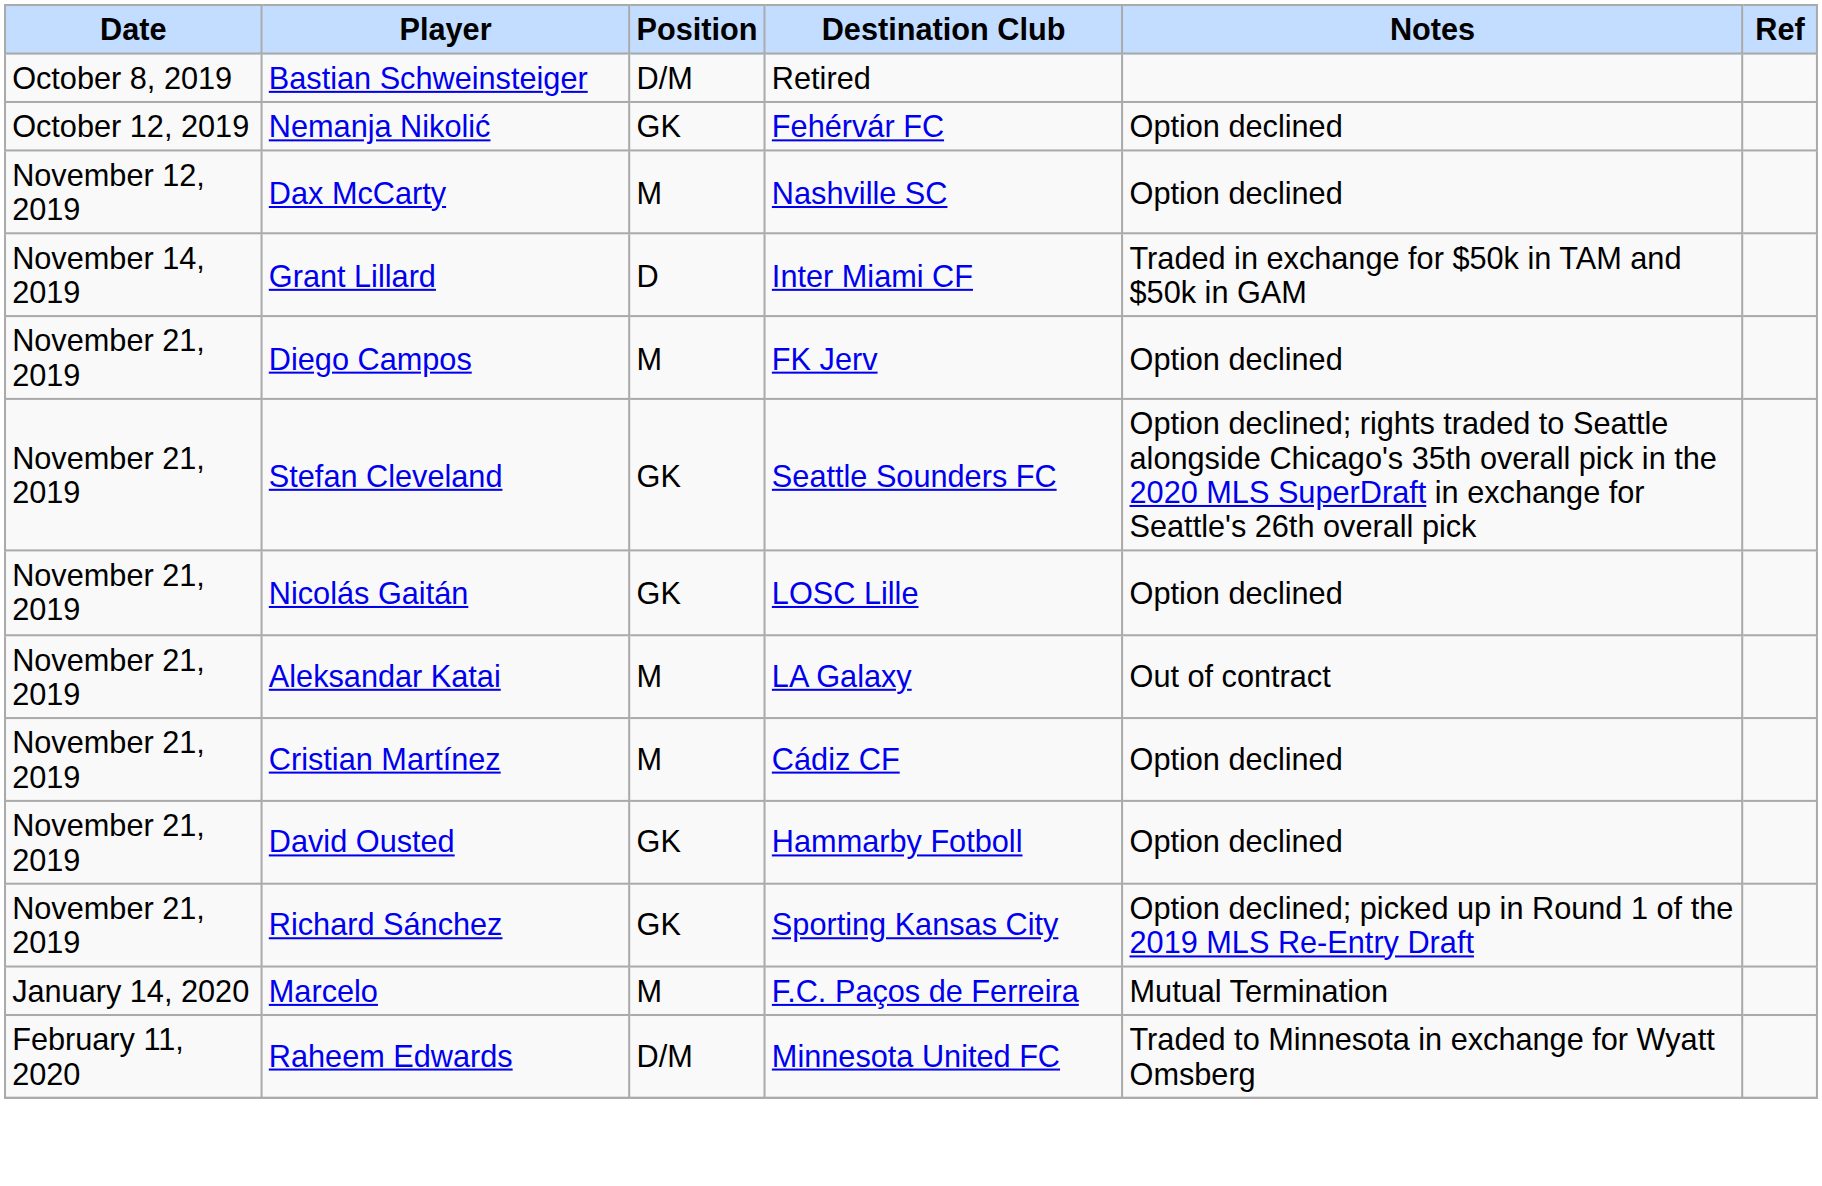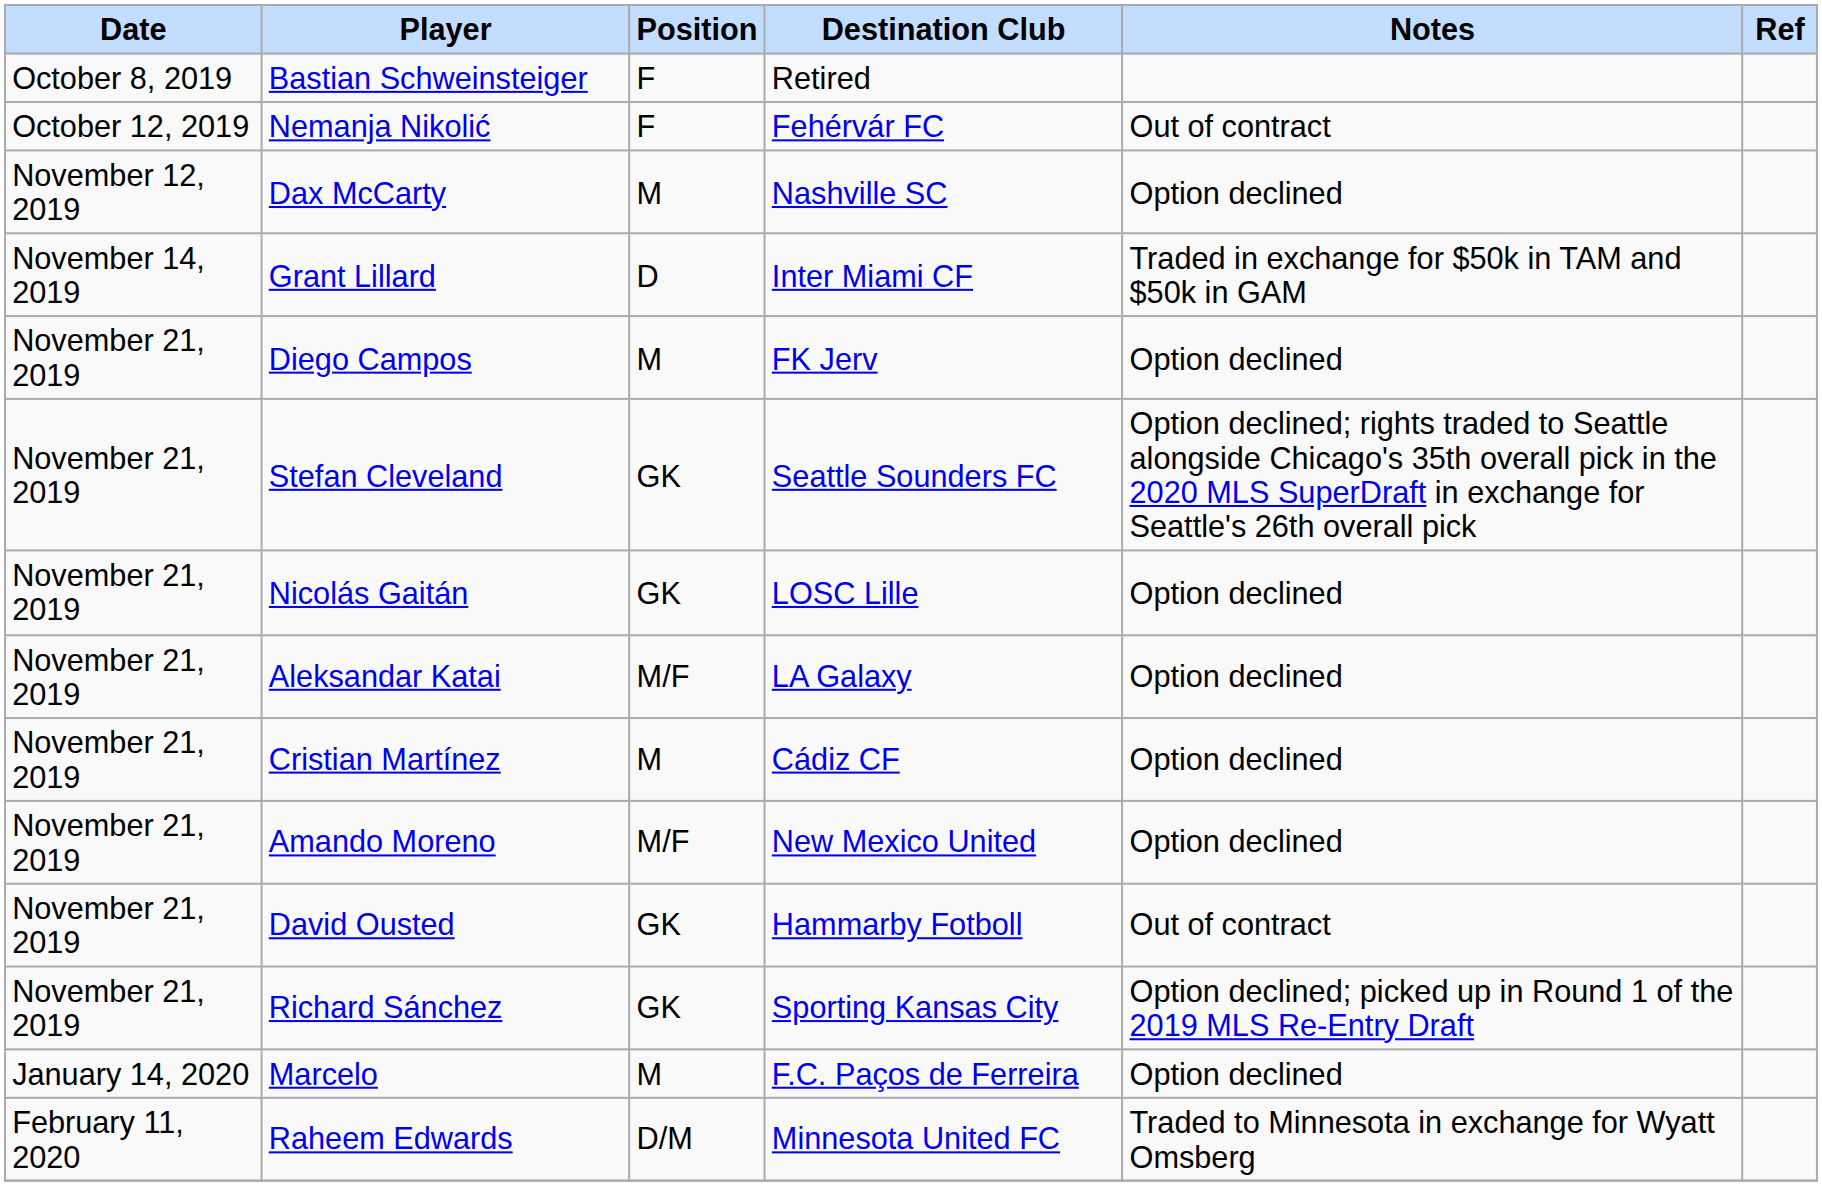(665, 78) D/M -> (646, 78) F
(659, 127) GK -> (646, 127) F
(1236, 127) Option declined -> (1230, 127) Out of contract
(649, 676) M -> (663, 676) M/F
(1230, 676) Out of contract -> (1236, 676) Option declined
+ row: (382, 842)
(1236, 842) Option declined -> (1230, 925) Out of contract
(1259, 991) Mutual Termination -> (1236, 1073) Option declined
